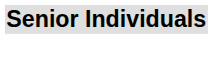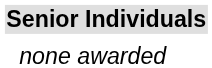+ row: (7, 57)
